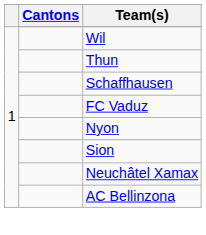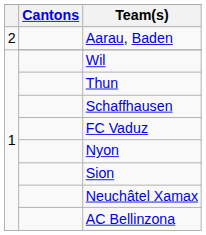+ row: (129, 38)
